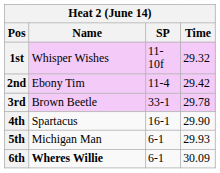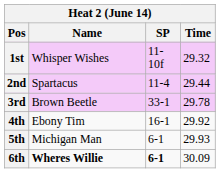(58, 83) Ebony Tim -> (55, 83) Spartacus
(196, 83) 29.42 -> (196, 83) 29.44
(55, 121) Spartacus -> (58, 121) Ebony Tim
(196, 121) 29.90 -> (196, 121) 29.92
(156, 158) normal -> (156, 158) bold
